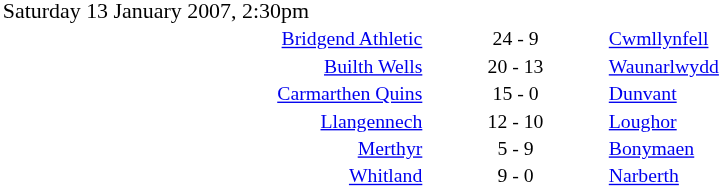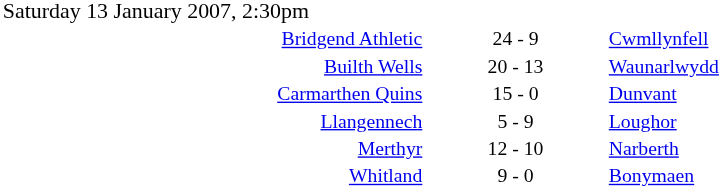(516, 121) 12 - 10 -> (516, 121) 5 - 9
(516, 148) 5 - 9 -> (516, 148) 12 - 10
(652, 148) Bonymaen -> (644, 148) Narberth
(644, 176) Narberth -> (652, 176) Bonymaen
